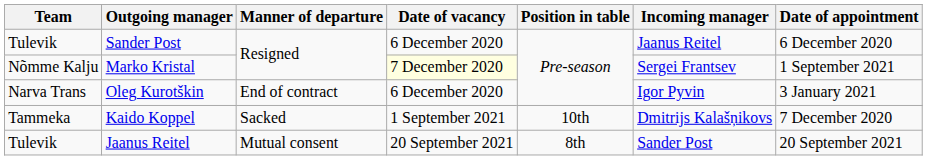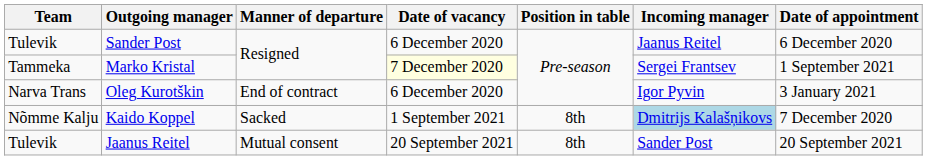(53, 67) Nõmme Kalju -> (39, 67) Tammeka
(39, 117) Tammeka -> (53, 117) Nõmme Kalju
(575, 117) 10th -> (575, 117) 8th
(705, 117) no background -> (705, 117) lightblue background
